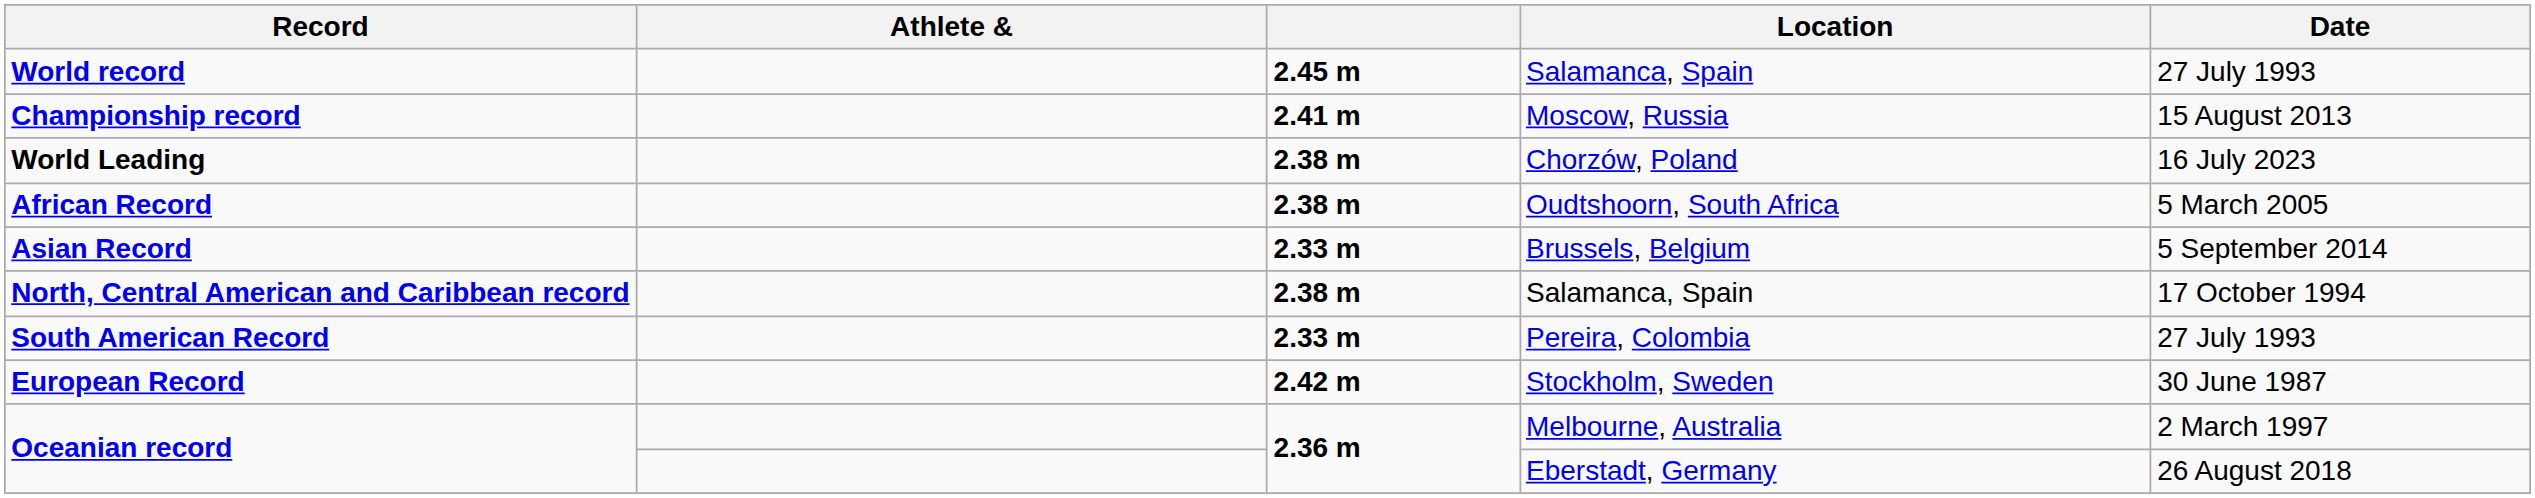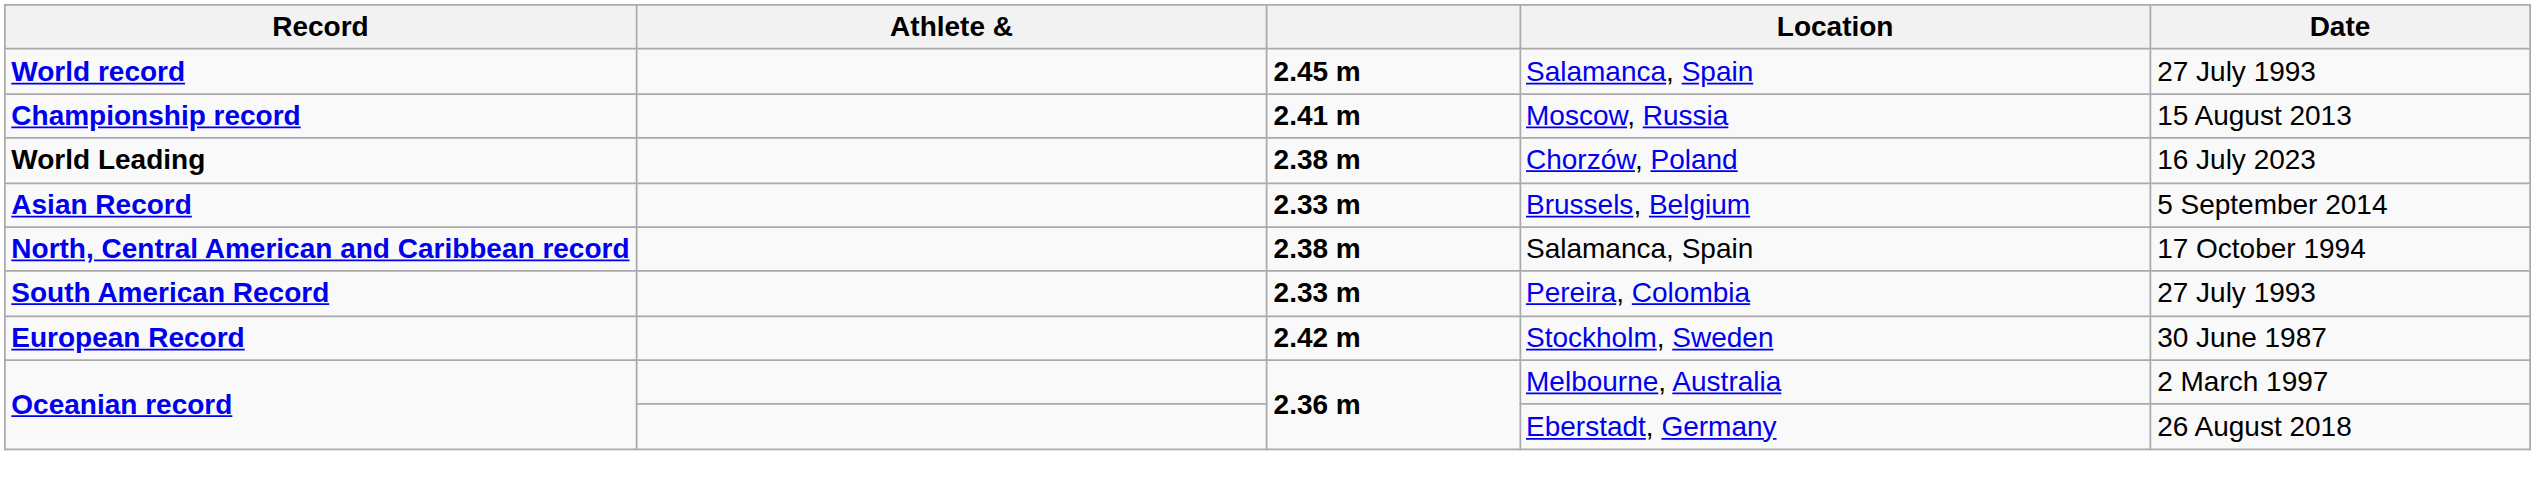- row: (112, 204)
